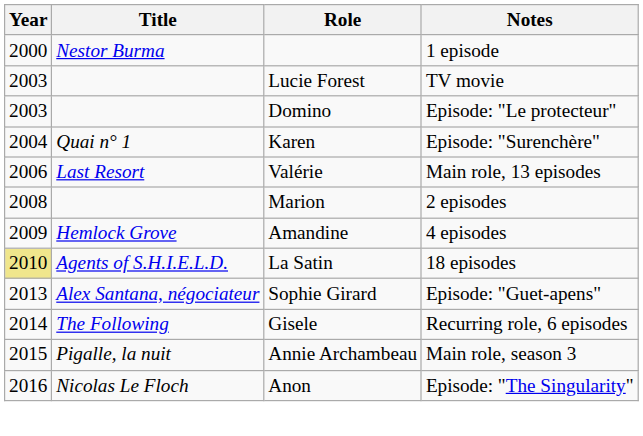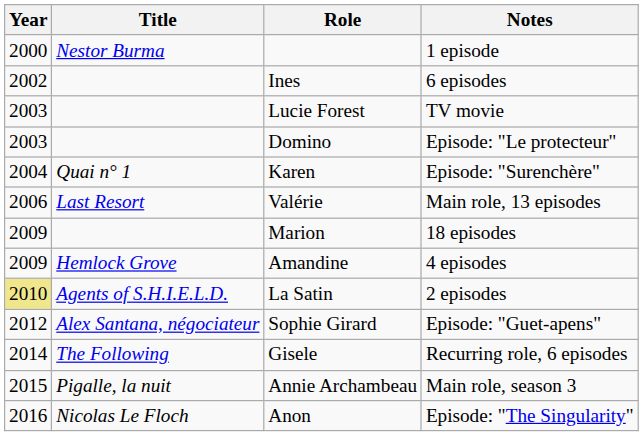+ row: (284, 80)
(28, 202) 2008 -> (28, 232) 2009
(466, 202) 2 episodes -> (471, 232) 18 episodes
(471, 263) 18 episodes -> (466, 293) 2 episodes
(28, 293) 2013 -> (28, 324) 2012
